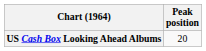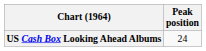(182, 38) 20 -> (182, 38) 24
